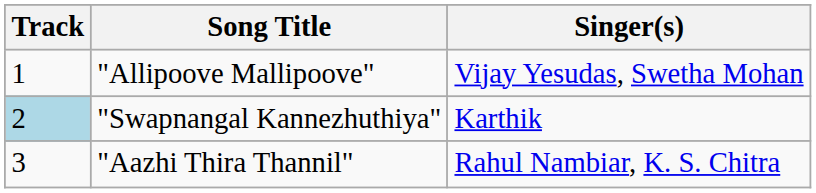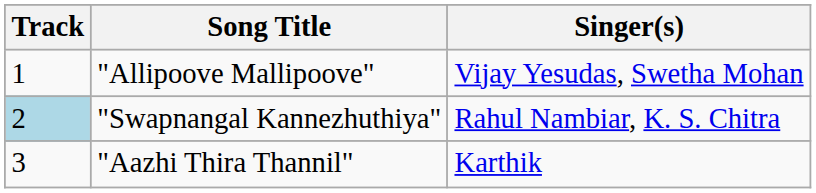(498, 118) Karthik -> (617, 118) Rahul Nambiar, K. S. Chitra
(617, 163) Rahul Nambiar, K. S. Chitra -> (498, 163) Karthik
